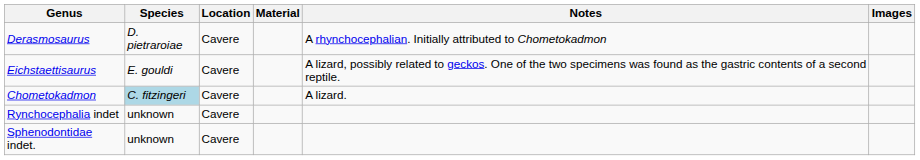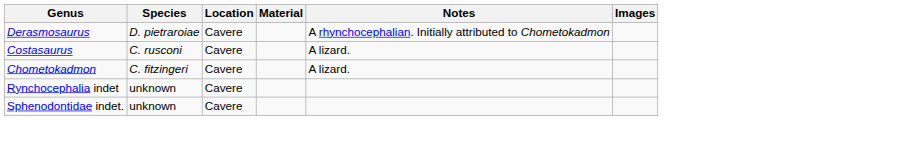- row: (52, 70)
+ row: (40, 50)
(156, 95) lightblue background -> (159, 69) no background
